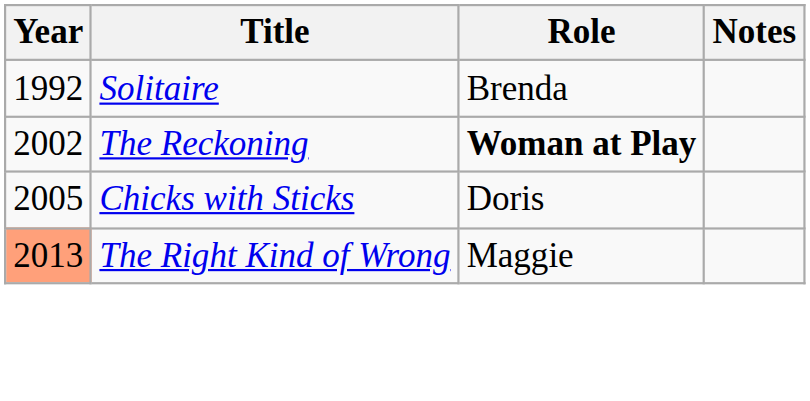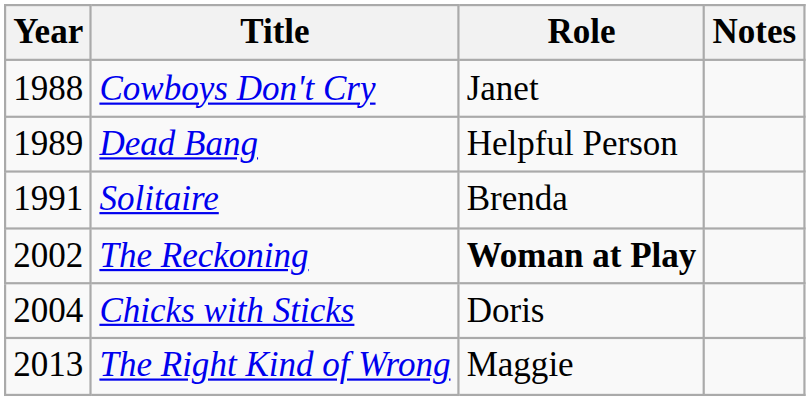+ row: (237, 87)
+ row: (179, 143)
(48, 87) 1992 -> (48, 198) 1991
(48, 198) 2005 -> (48, 310) 2004
(48, 254) lightsalmon background -> (48, 365) no background
